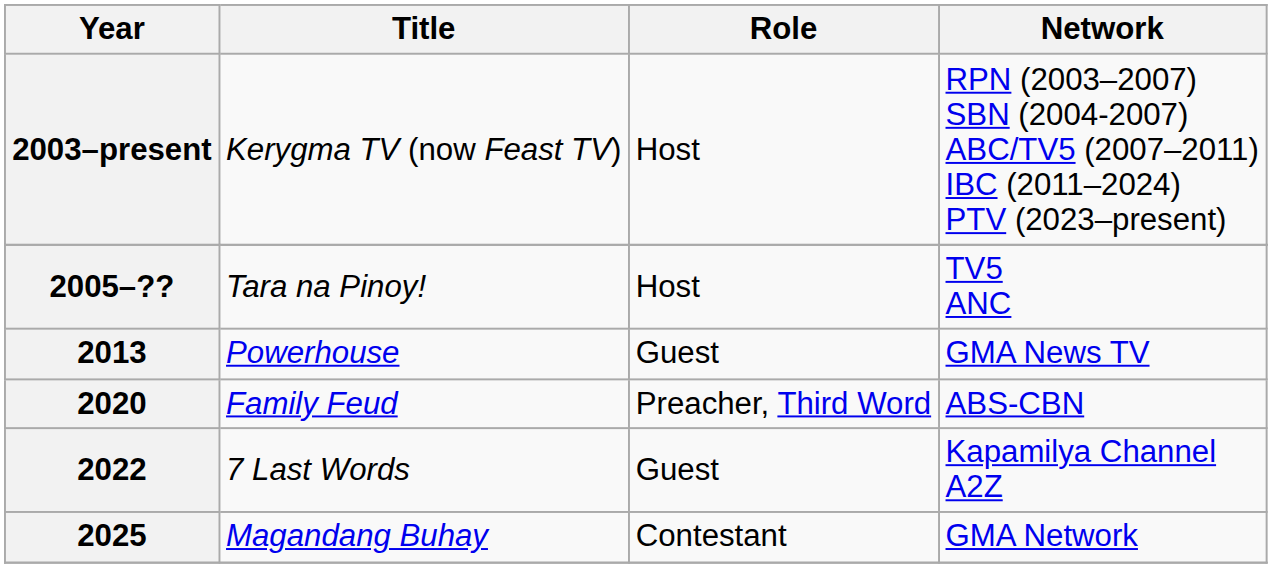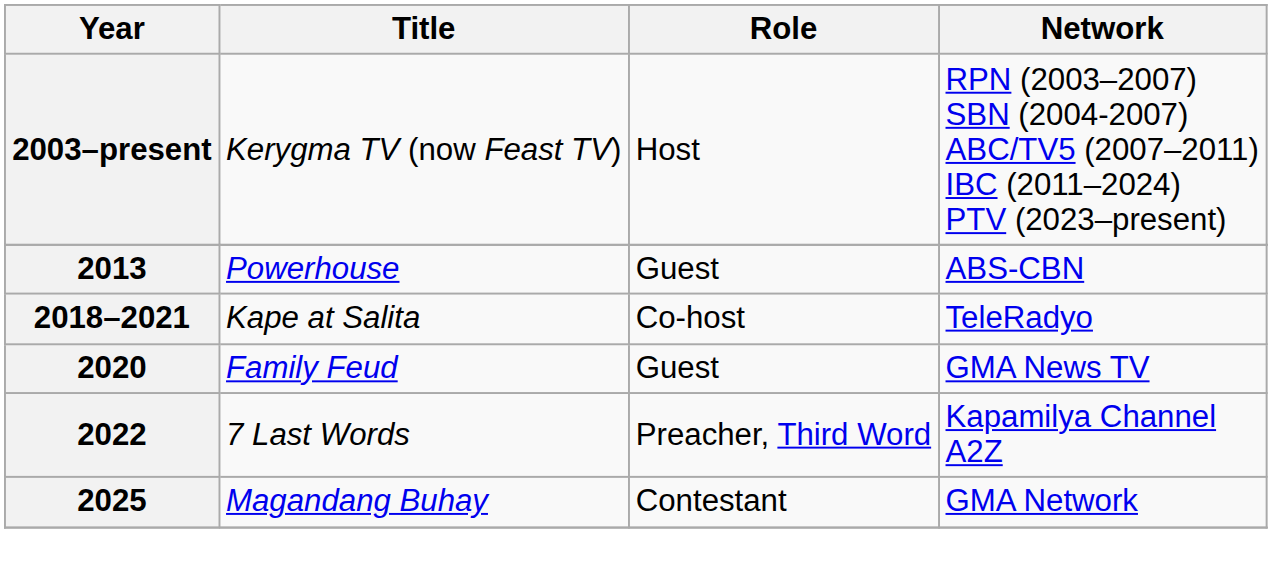- row: (112, 286)
(1048, 353) GMA News TV -> (1015, 268) ABS-CBN
+ row: (112, 318)
(783, 402) Preacher, Third Word -> (677, 367) Guest
(1015, 402) ABS-CBN -> (1048, 367) GMA News TV
(677, 469) Guest -> (783, 434) Preacher, Third Word
